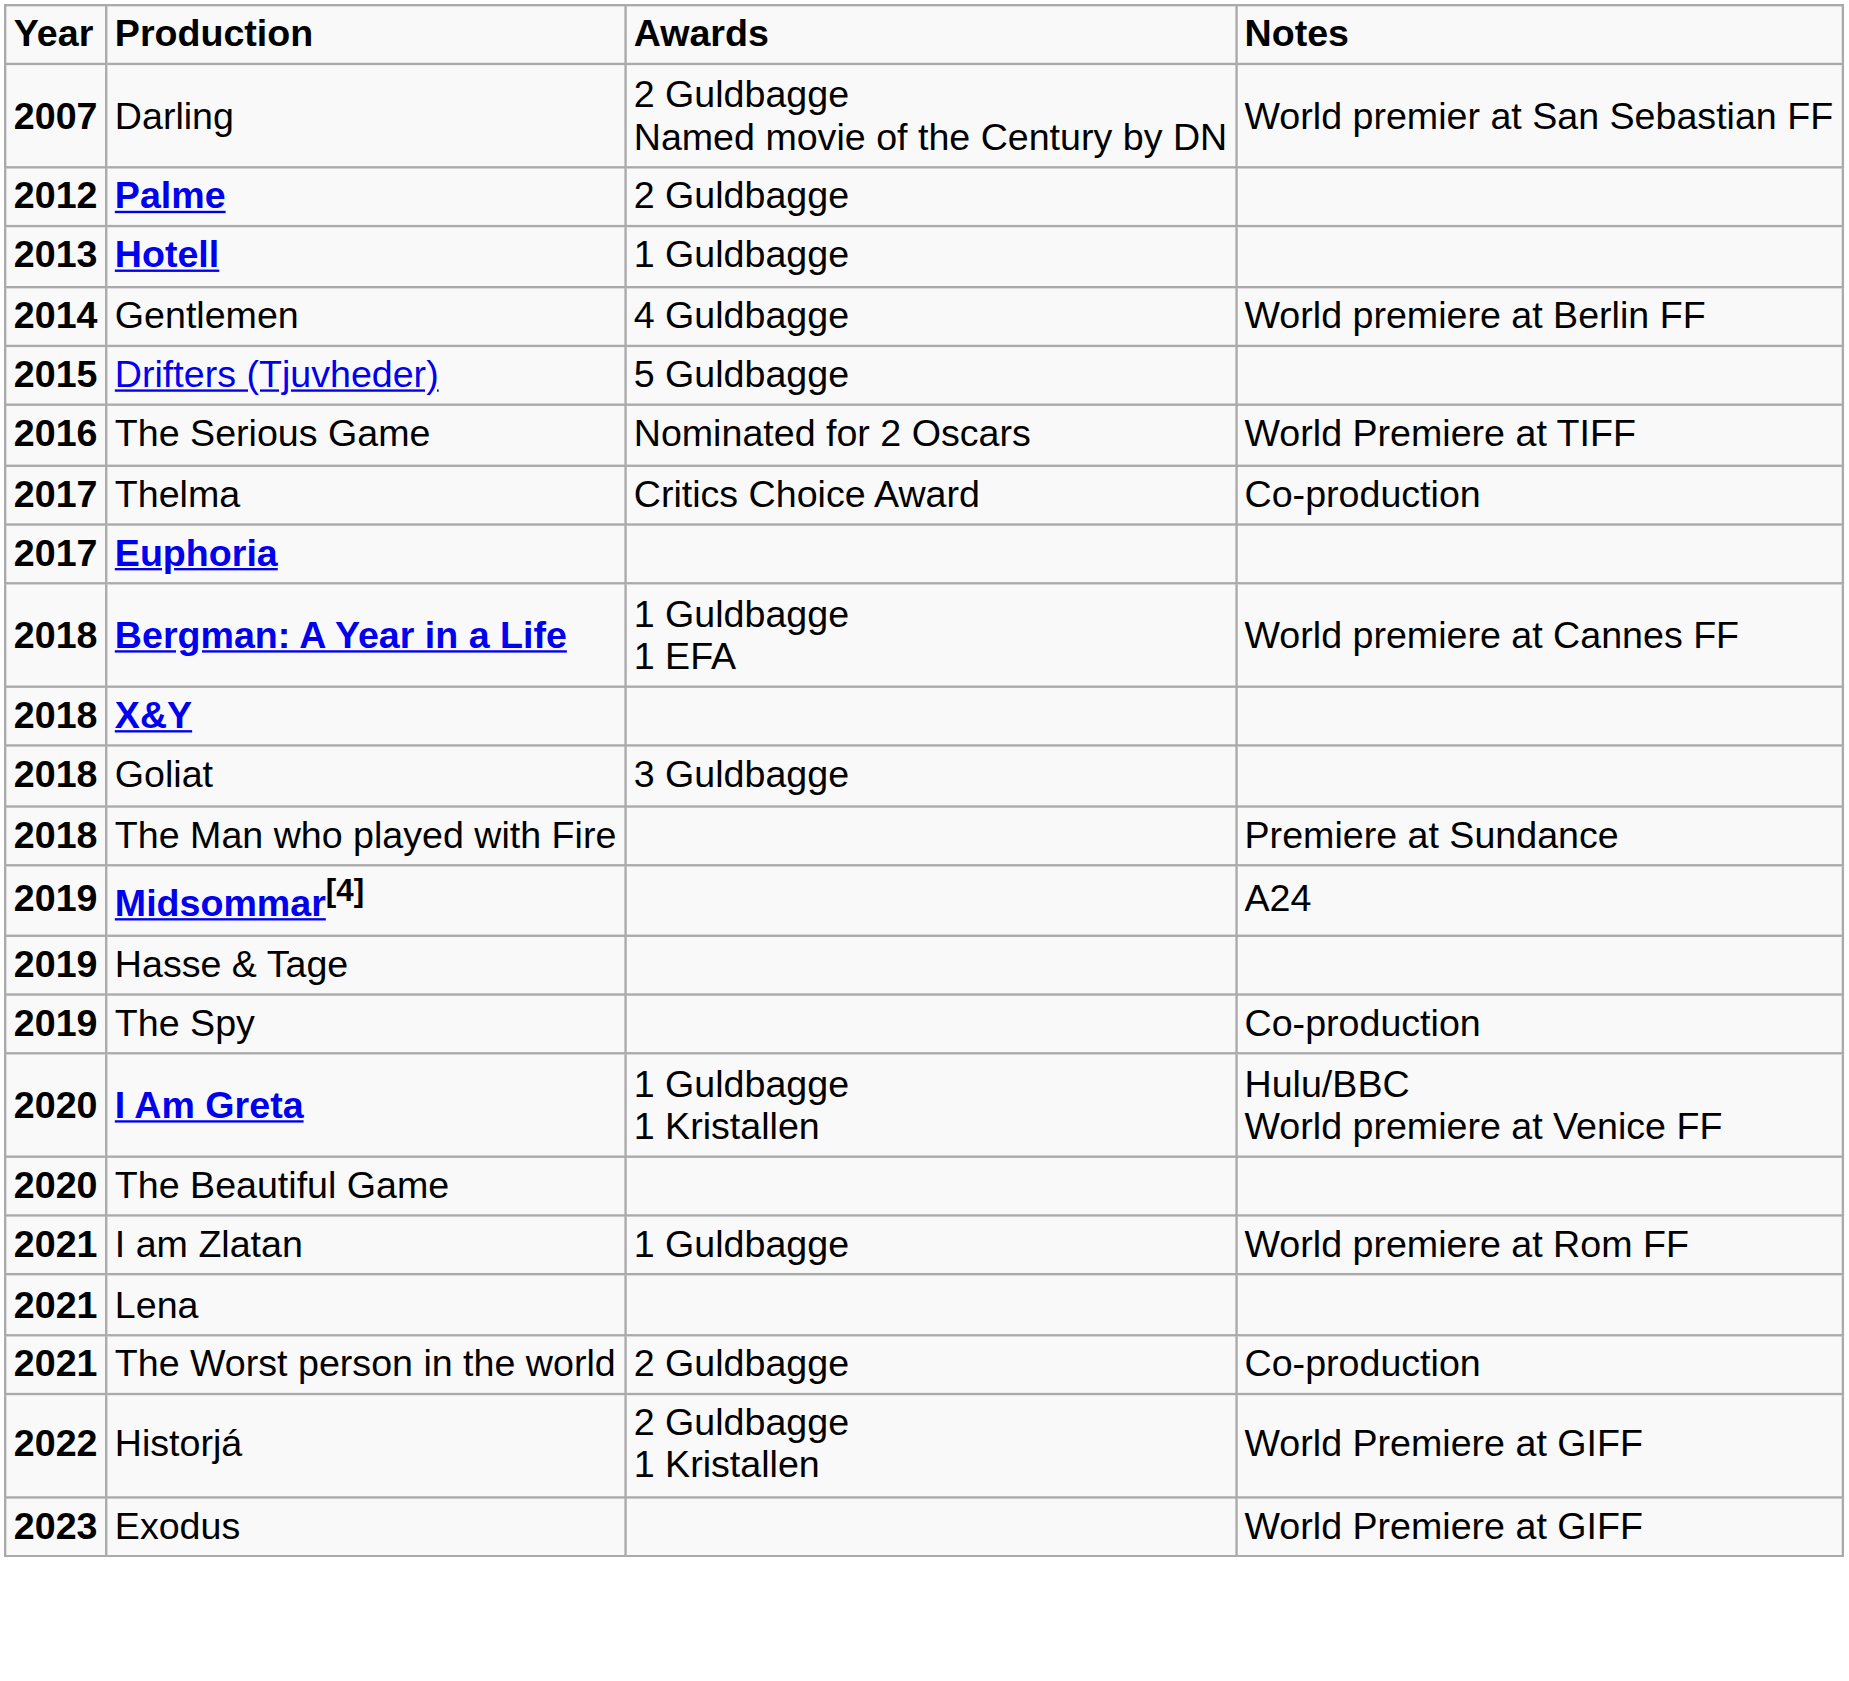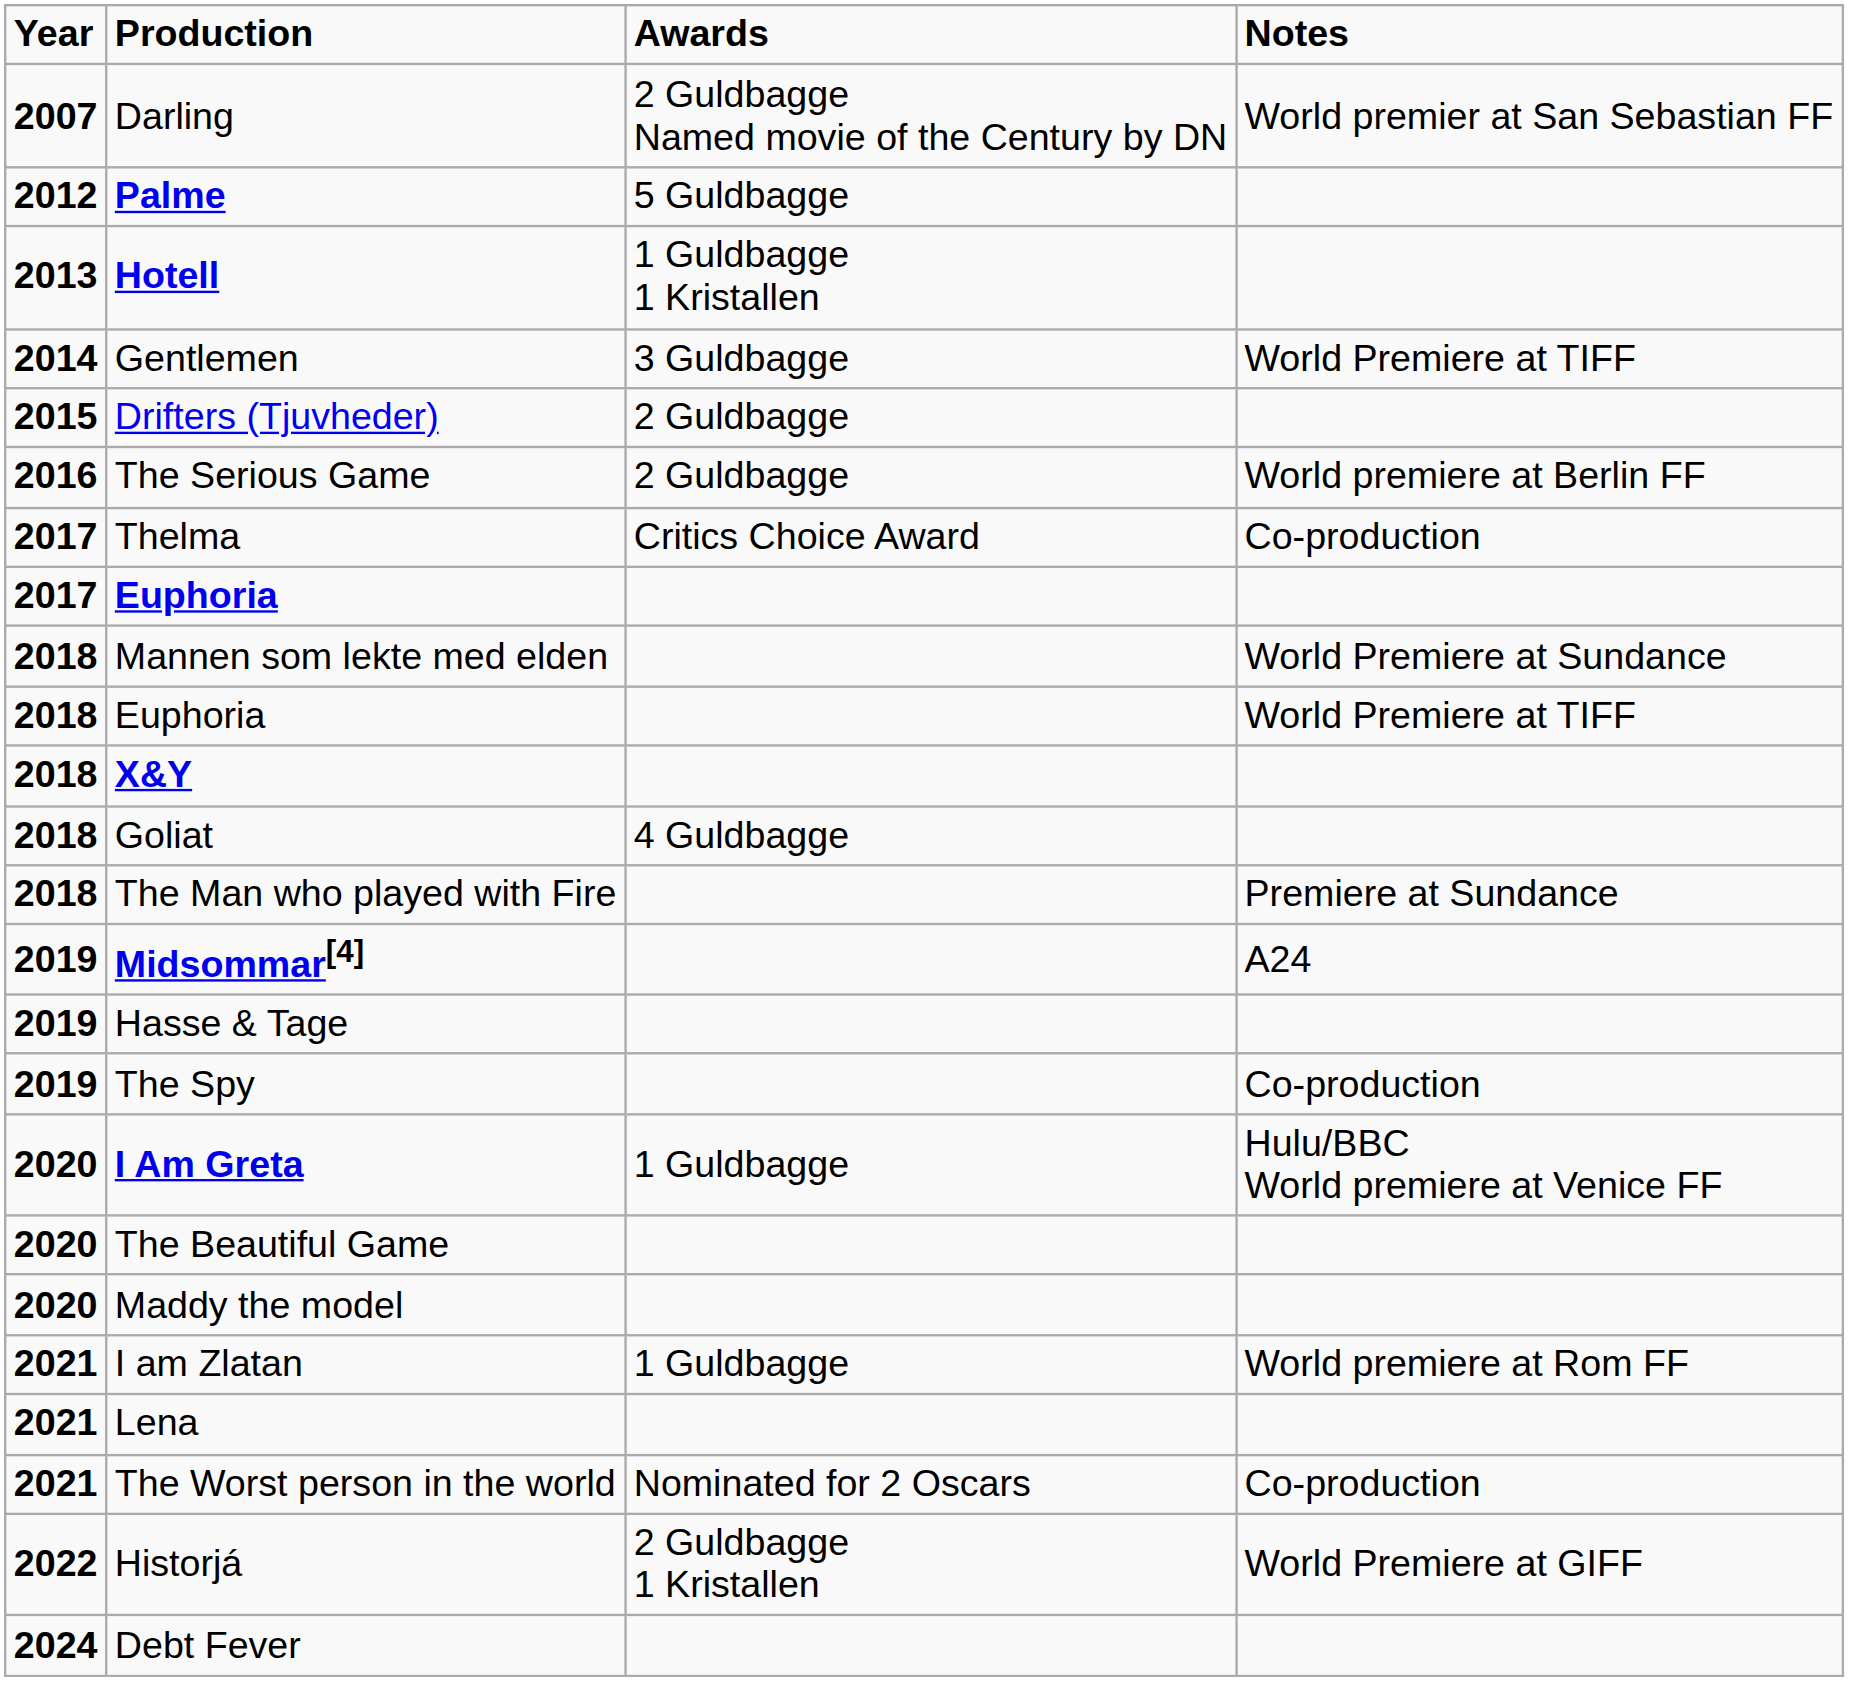(741, 195) 2 Guldbagge -> (741, 195) 5 Guldbagge
(741, 255) 1 Guldbagge -> (741, 276) 1 Guldbagge 1 Kristallen
(741, 315) 4 Guldbagge -> (741, 357) 3 Guldbagge
(1475, 315) World premiere at Berlin FF -> (1440, 357) World Premiere at TIFF
(741, 374) 5 Guldbagge -> (741, 417) 2 Guldbagge
(832, 434) Nominated for 2 Oscars -> (741, 476) 2 Guldbagge
(1440, 434) World Premiere at TIFF -> (1475, 476) World premiere at Berlin FF
+ row: (56, 655)
+ row: (56, 715)
- row: (56, 634)
(741, 774) 3 Guldbagge -> (741, 834) 4 Guldbagge
(741, 1104) 1 Guldbagge 1 Kristallen -> (741, 1163) 1 Guldbagge
+ row: (56, 1304)
(741, 1364) 2 Guldbagge -> (832, 1483) Nominated for 2 Oscars
- row: (56, 1525)
+ row: (56, 1644)
